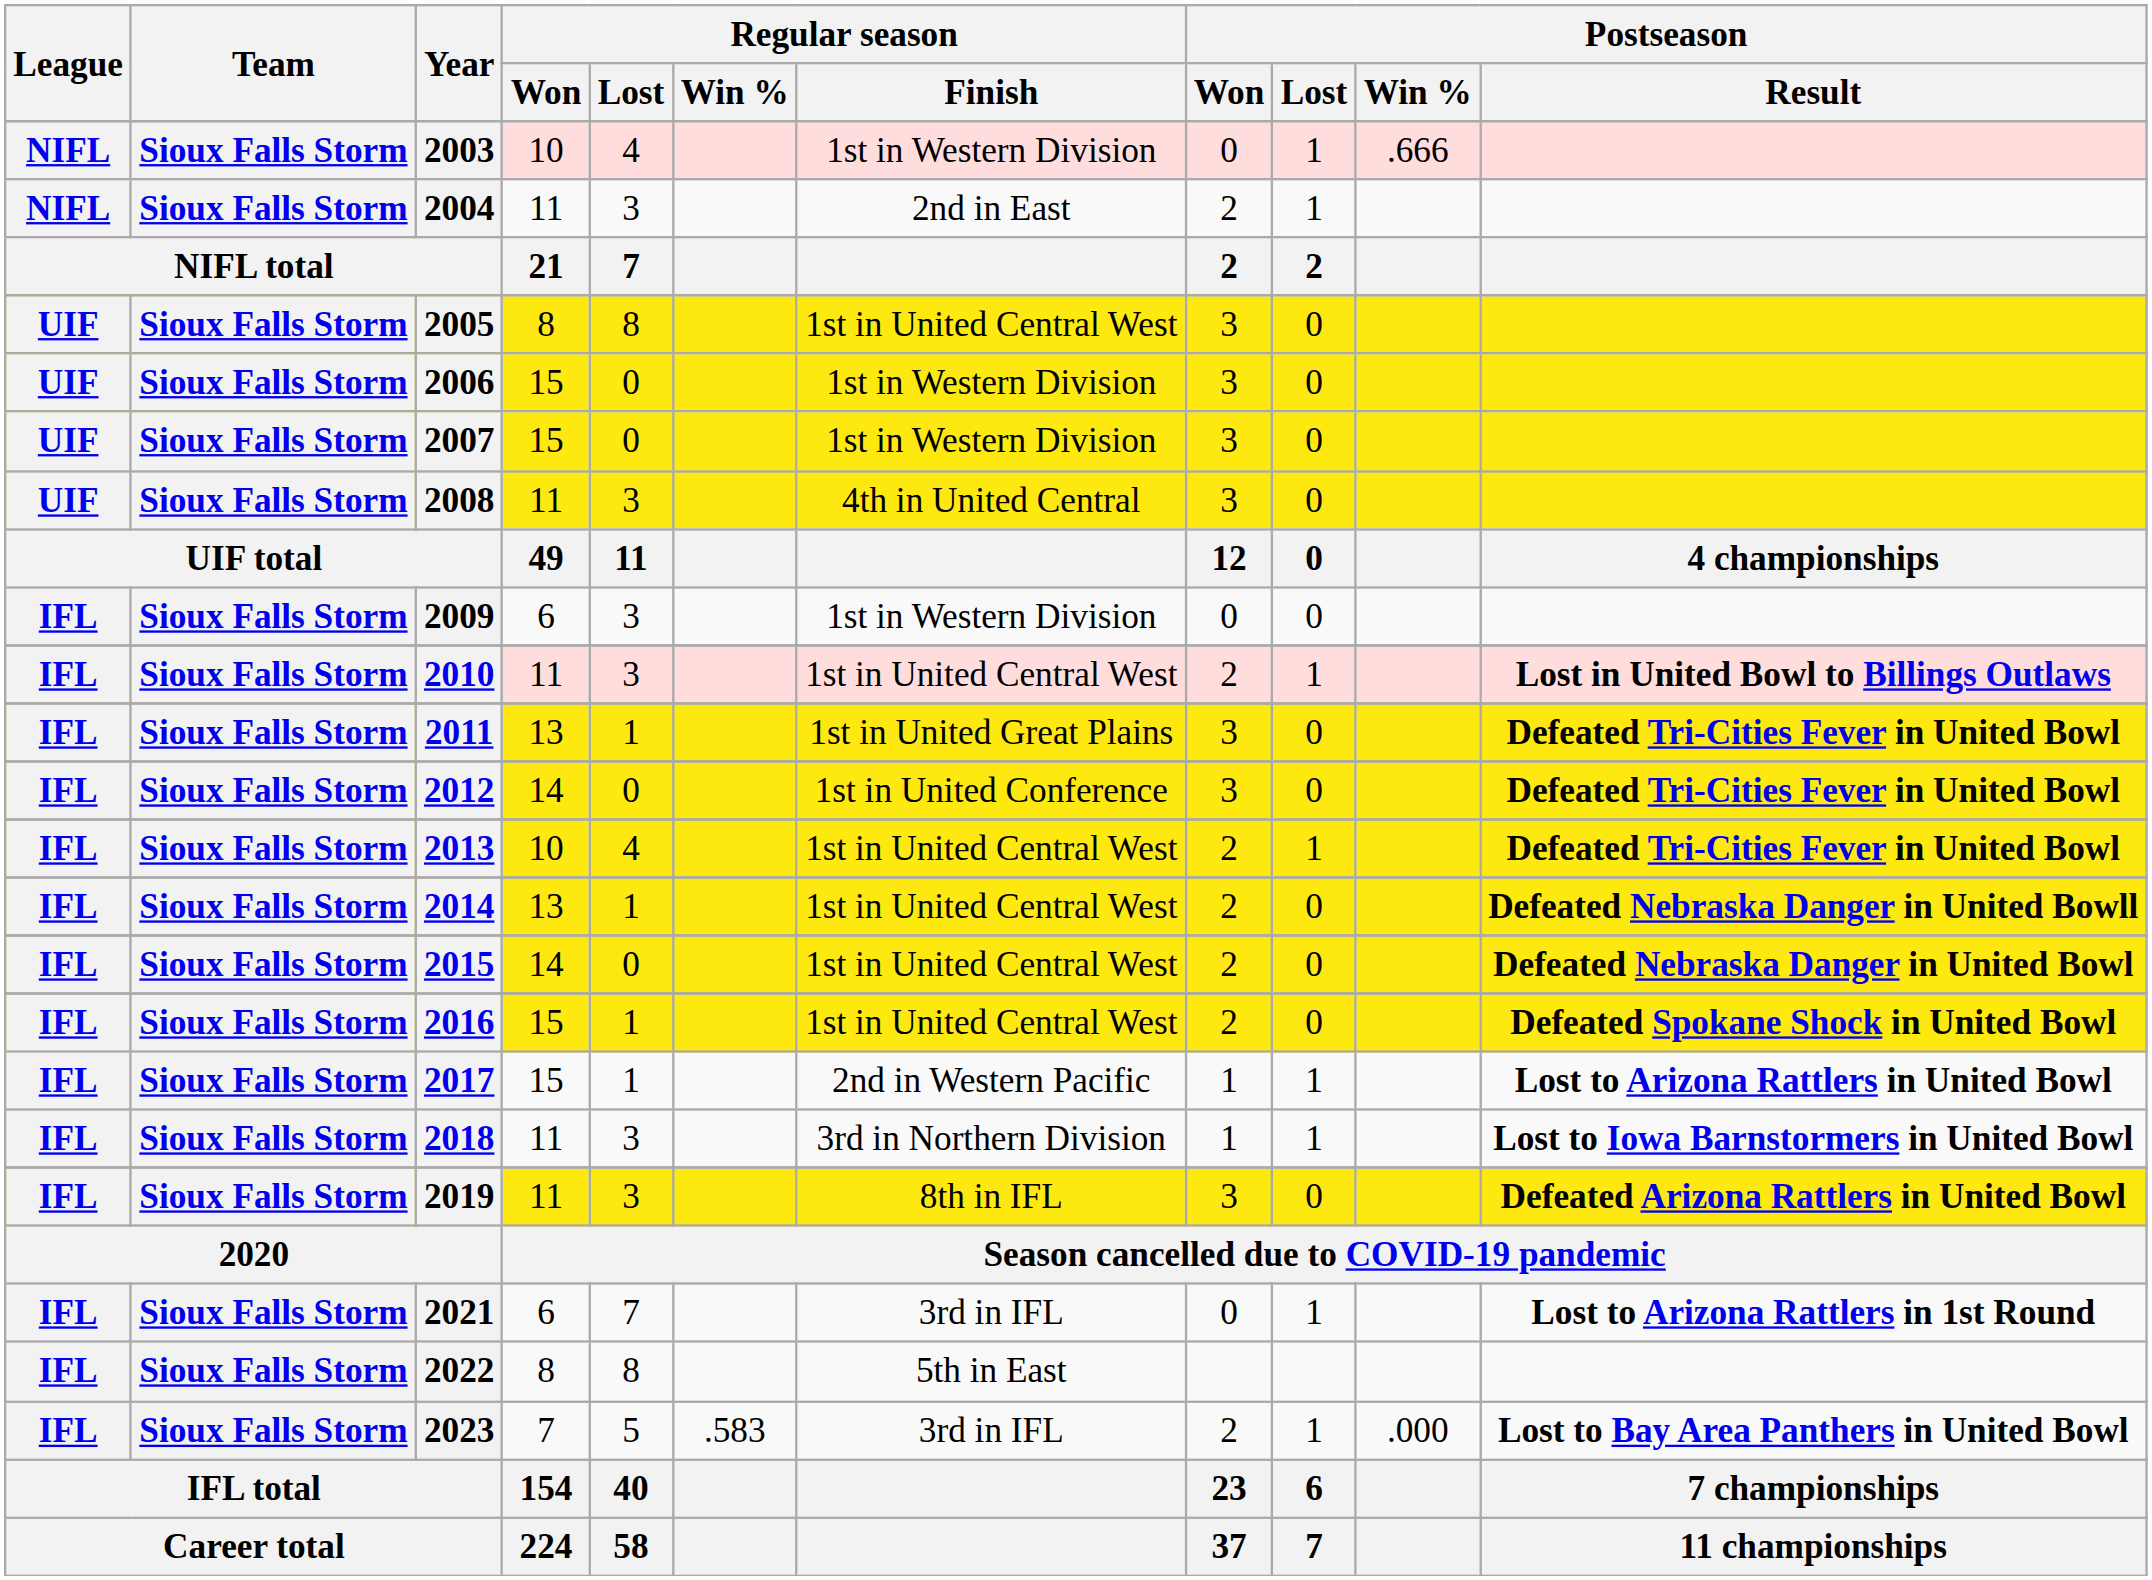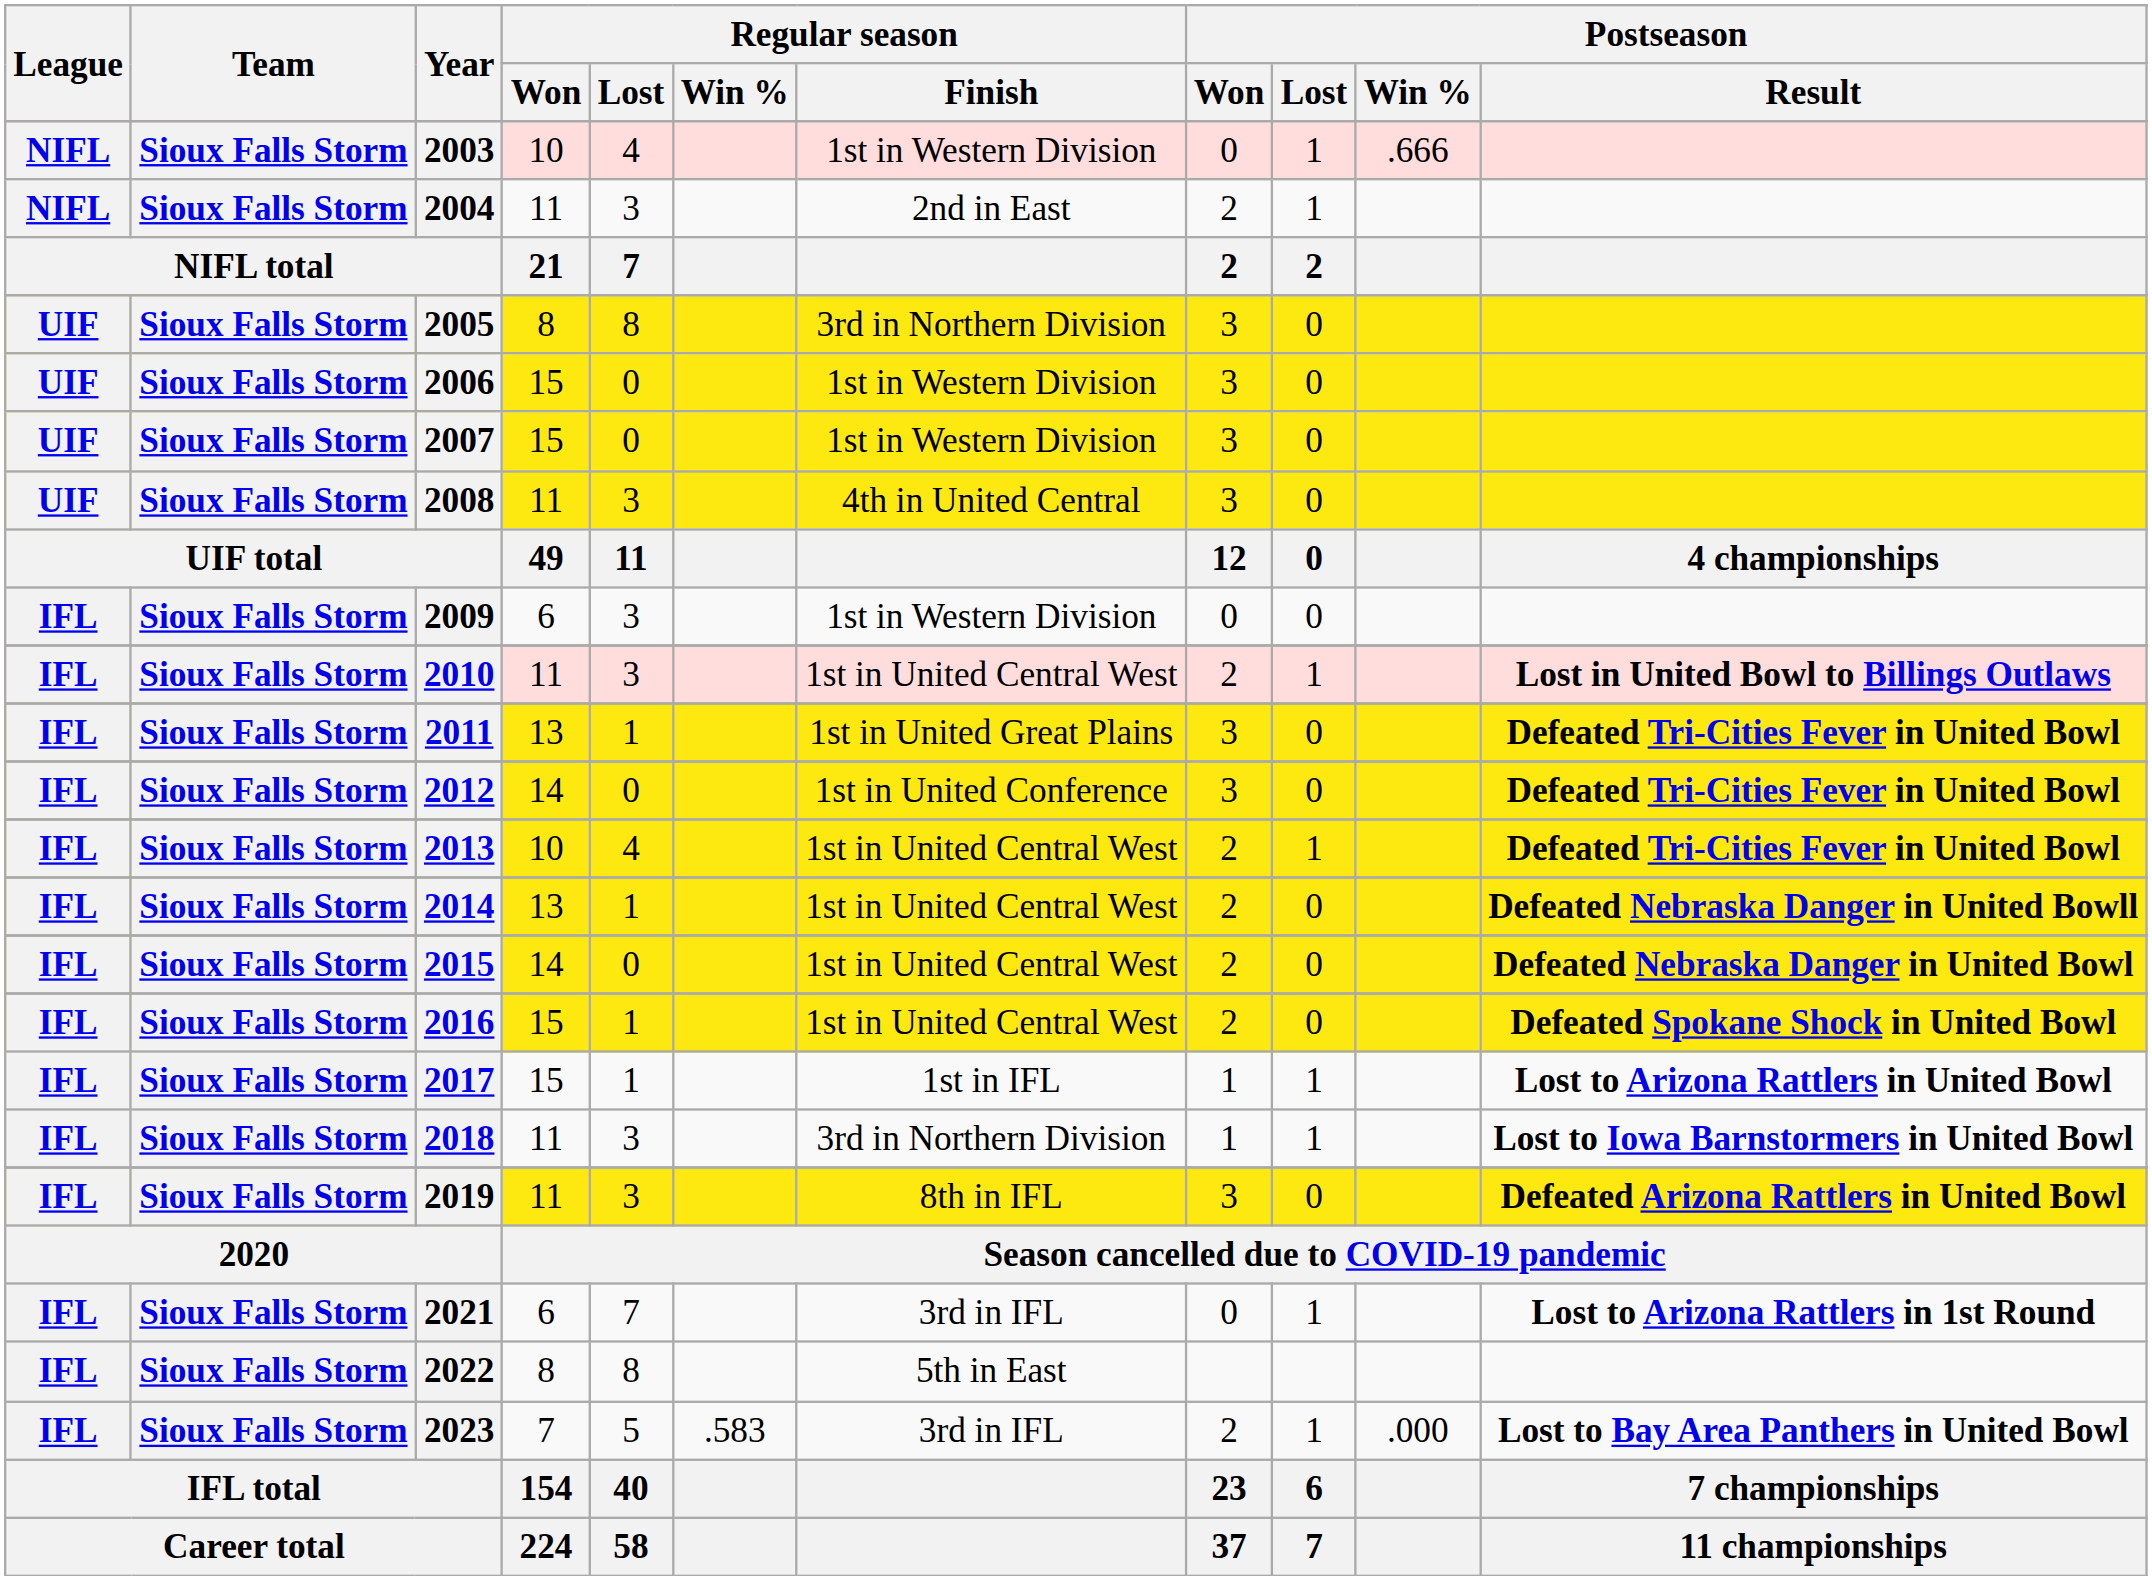(991, 324) 1st in United Central West -> (991, 324) 3rd in Northern Division
(991, 1080) 2nd in Western Pacific -> (991, 1080) 1st in IFL
